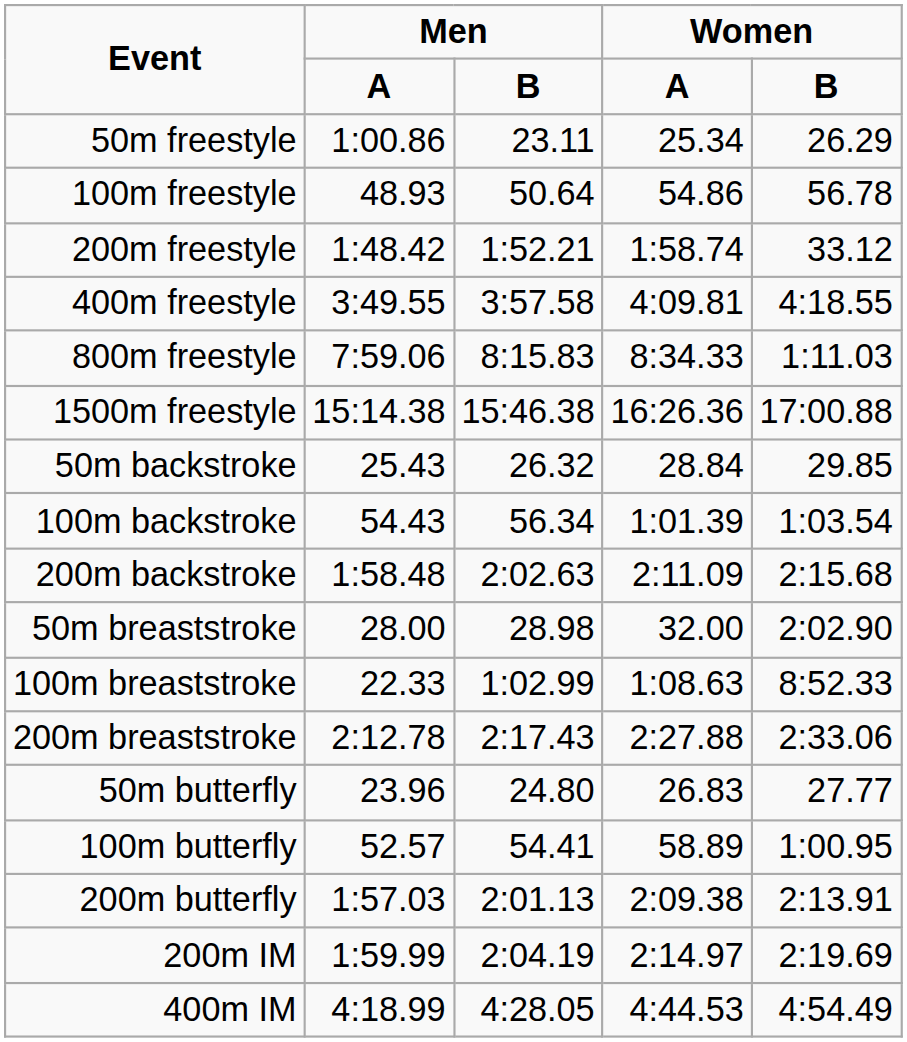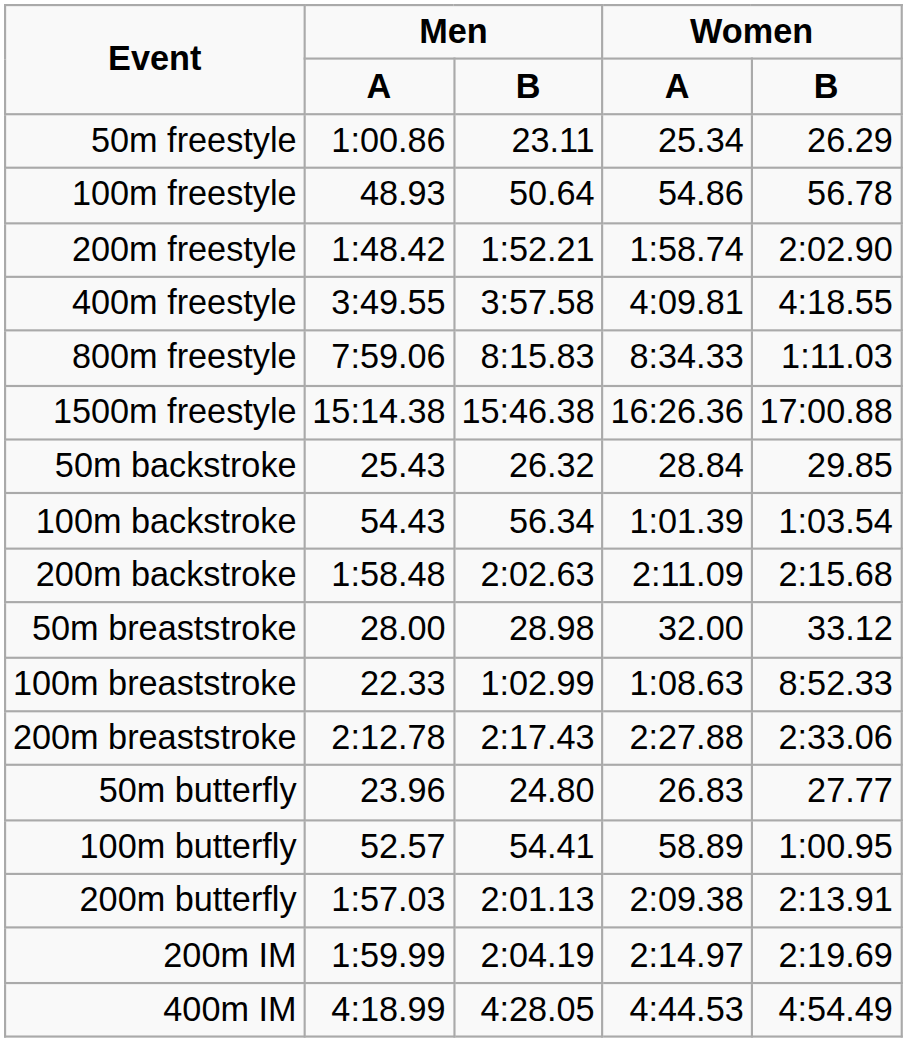(850, 248) 33.12 -> (836, 248) 2:02.90
(836, 628) 2:02.90 -> (850, 628) 33.12
